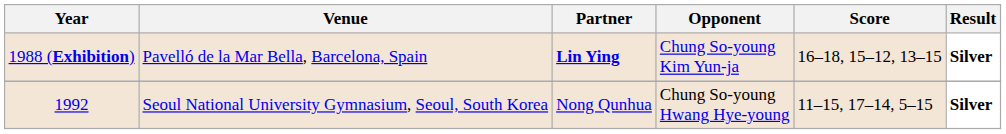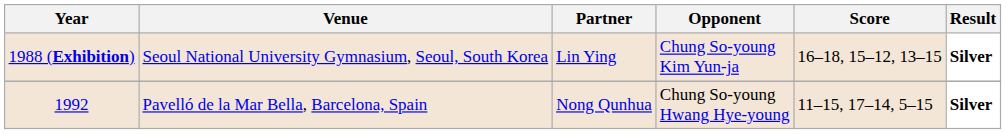(285, 56) Pavelló de la Mar Bella, Barcelona, Spain -> (345, 56) Seoul National University Gymnasium, Seoul, South Korea
(588, 56) bold -> (586, 56) normal
(345, 105) Seoul National University Gymnasium, Seoul, South Korea -> (285, 105) Pavelló de la Mar Bella, Barcelona, Spain
